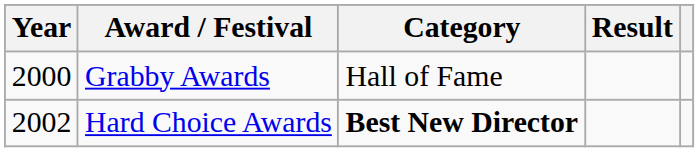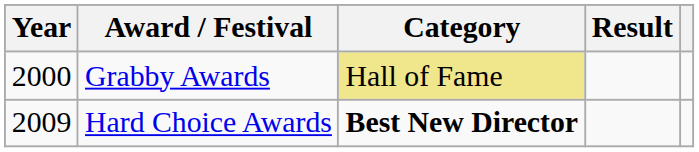(424, 75) no background -> (424, 75) khaki background
(42, 122) 2002 -> (42, 122) 2009
